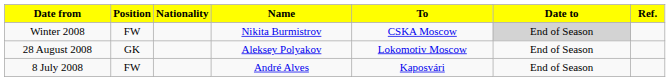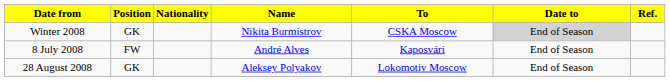(132, 31) FW -> (132, 31) GK
rows swapped: (57, 68) <-> (57, 50)
